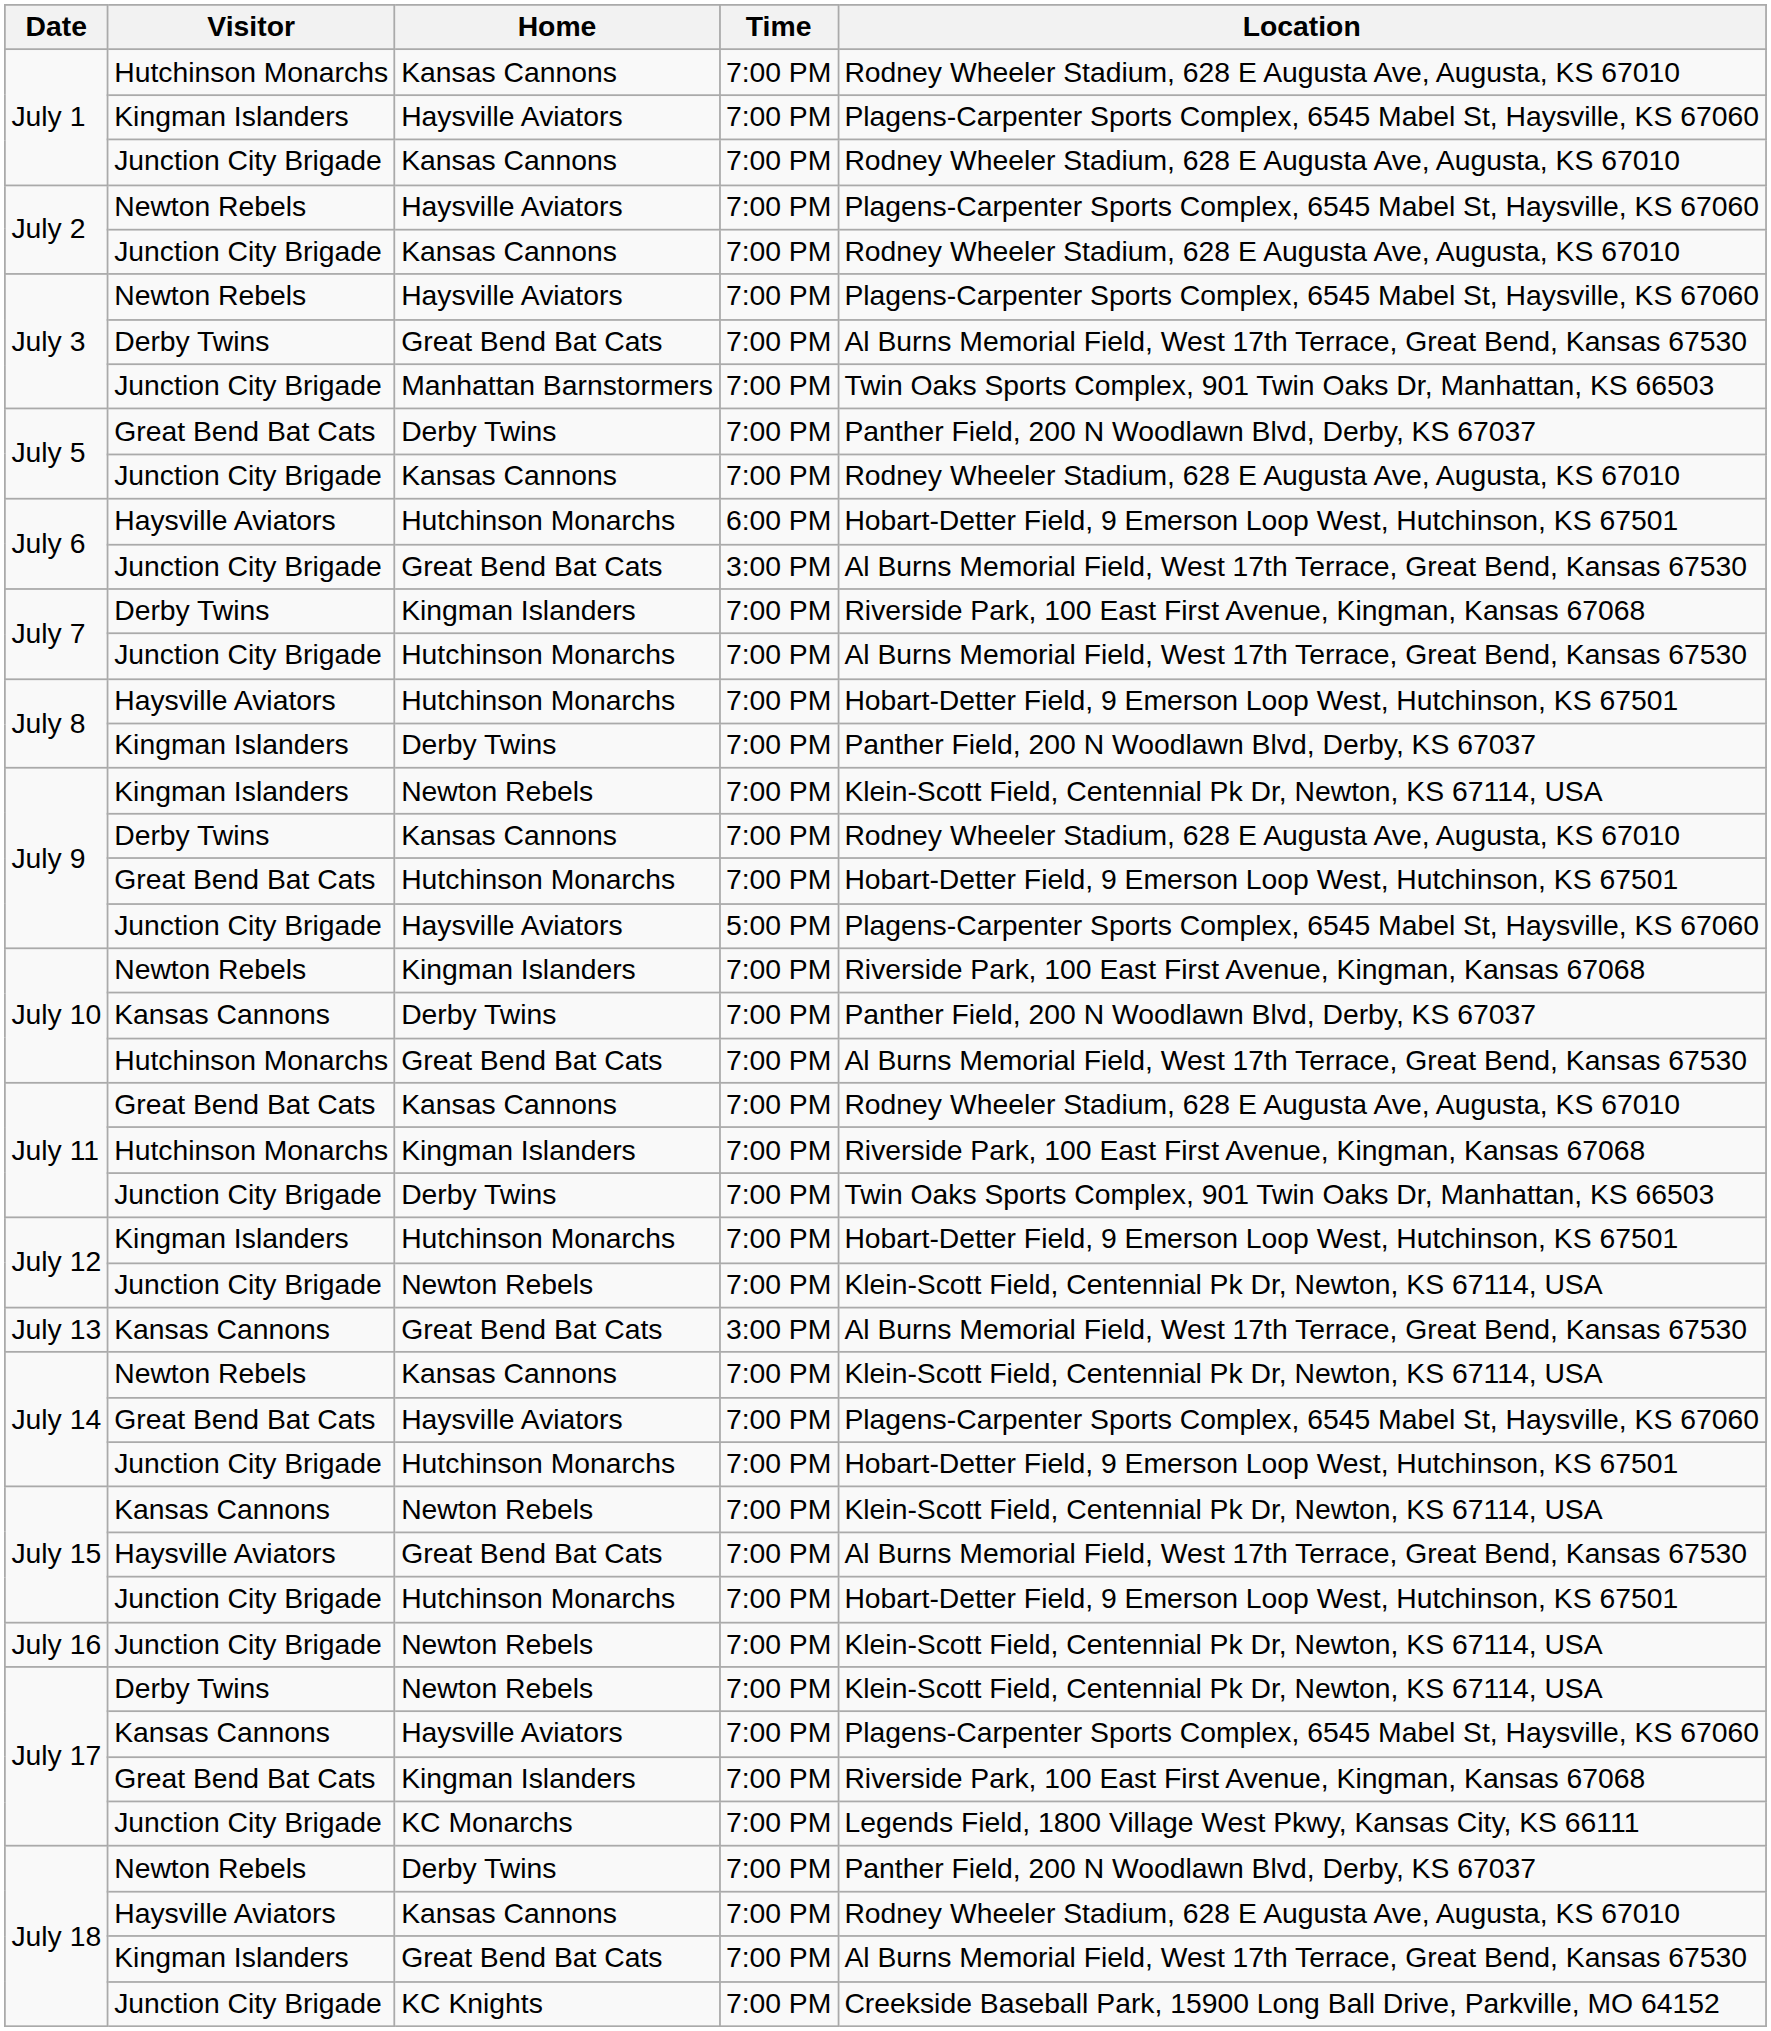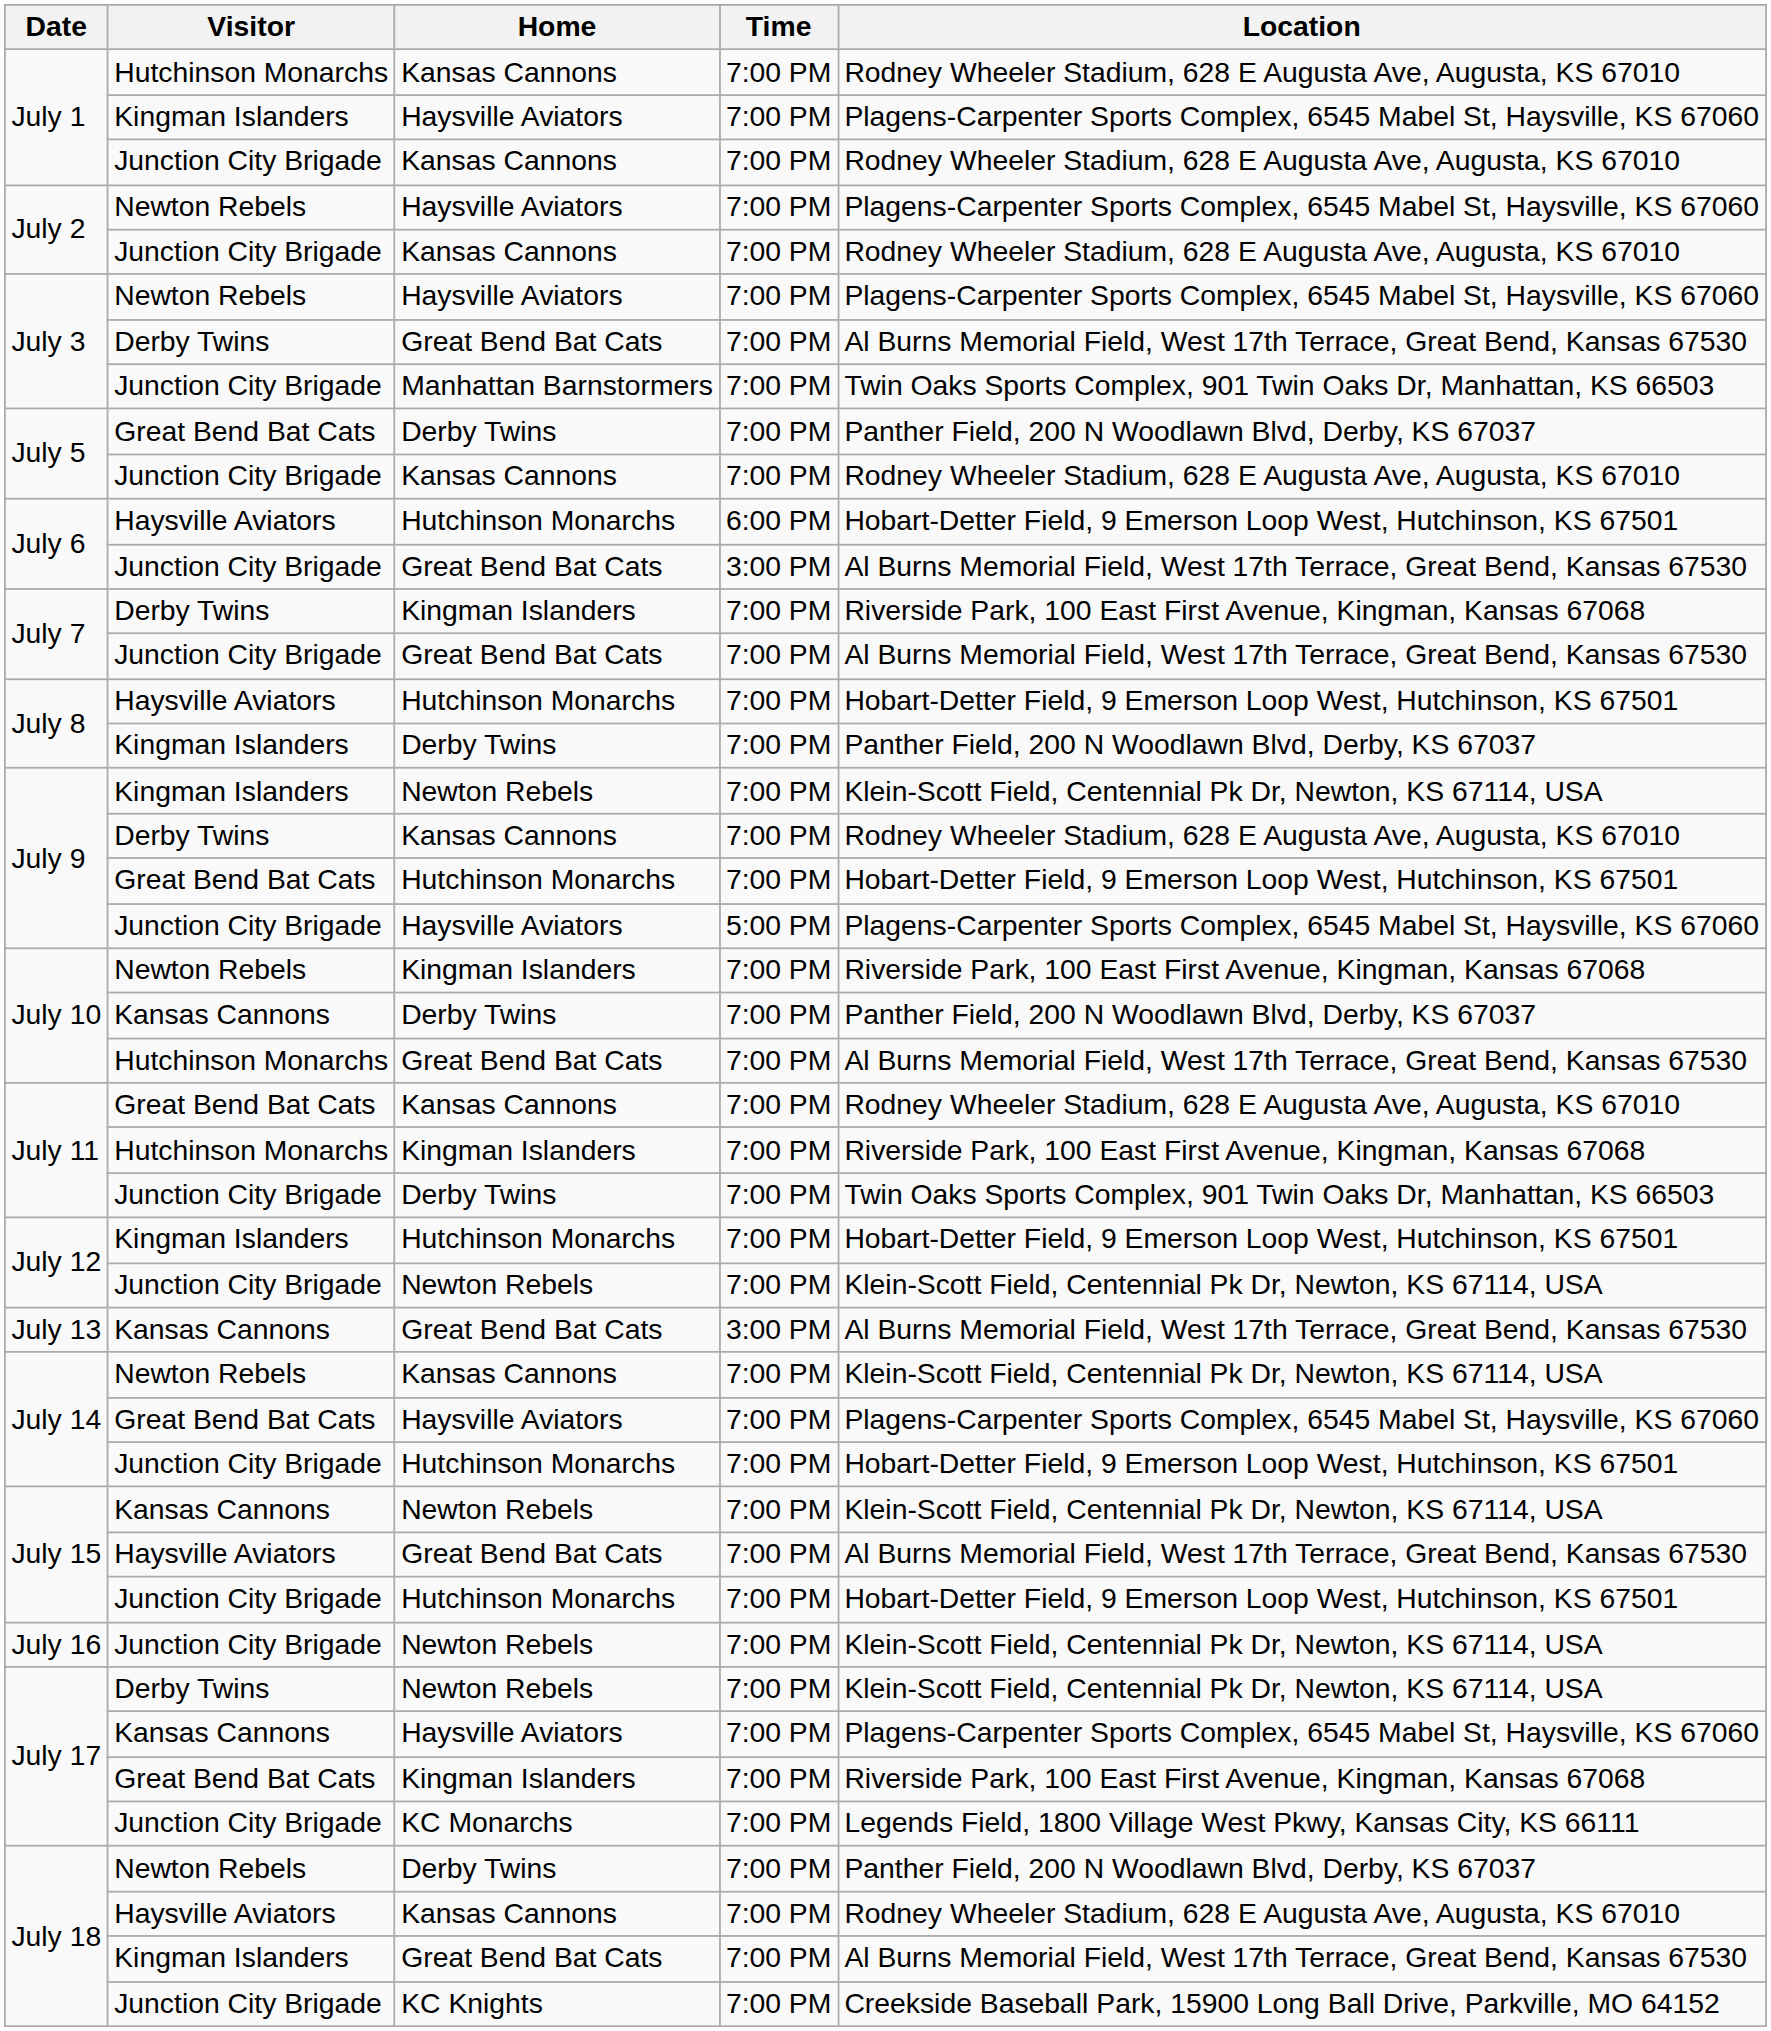(538, 655) Hutchinson Monarchs -> (532, 655) Great Bend Bat Cats
